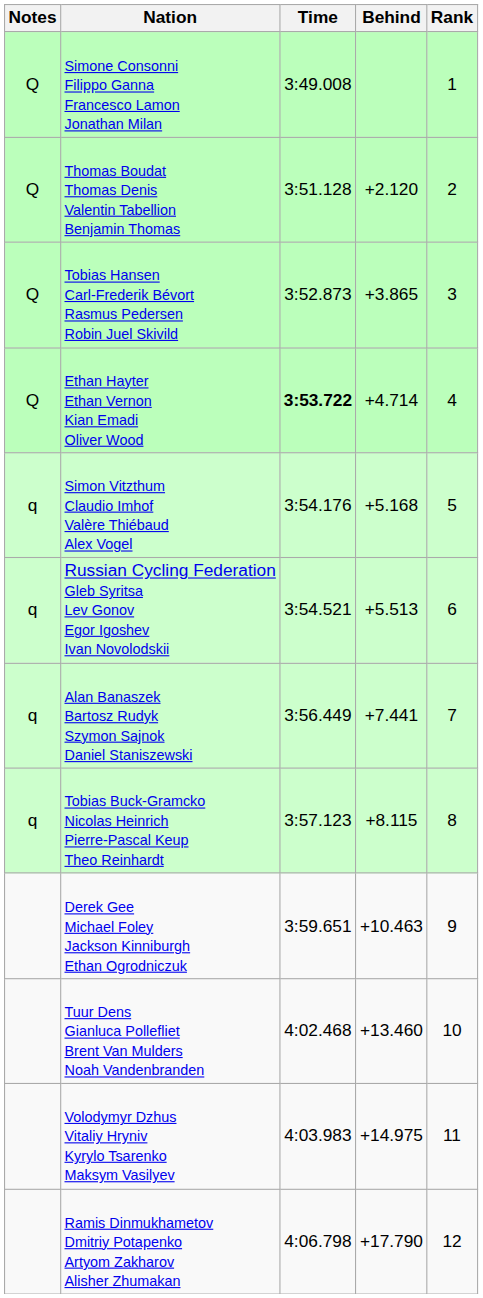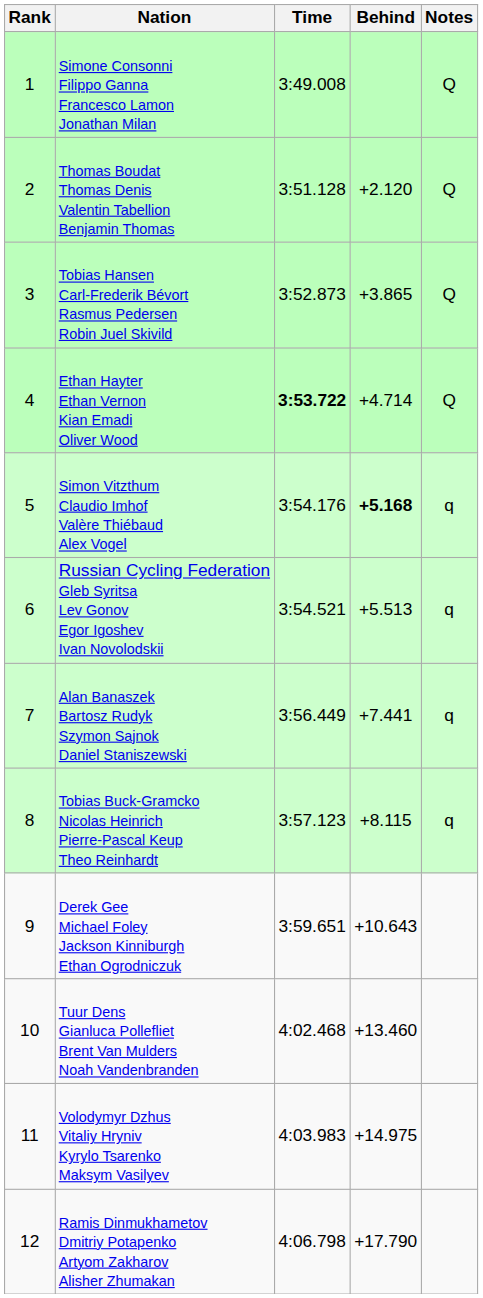columns swapped: (452, 18) <-> (33, 18)
(391, 505) normal -> (386, 505) bold
(391, 925) +10.463 -> (386, 925) +10.643
